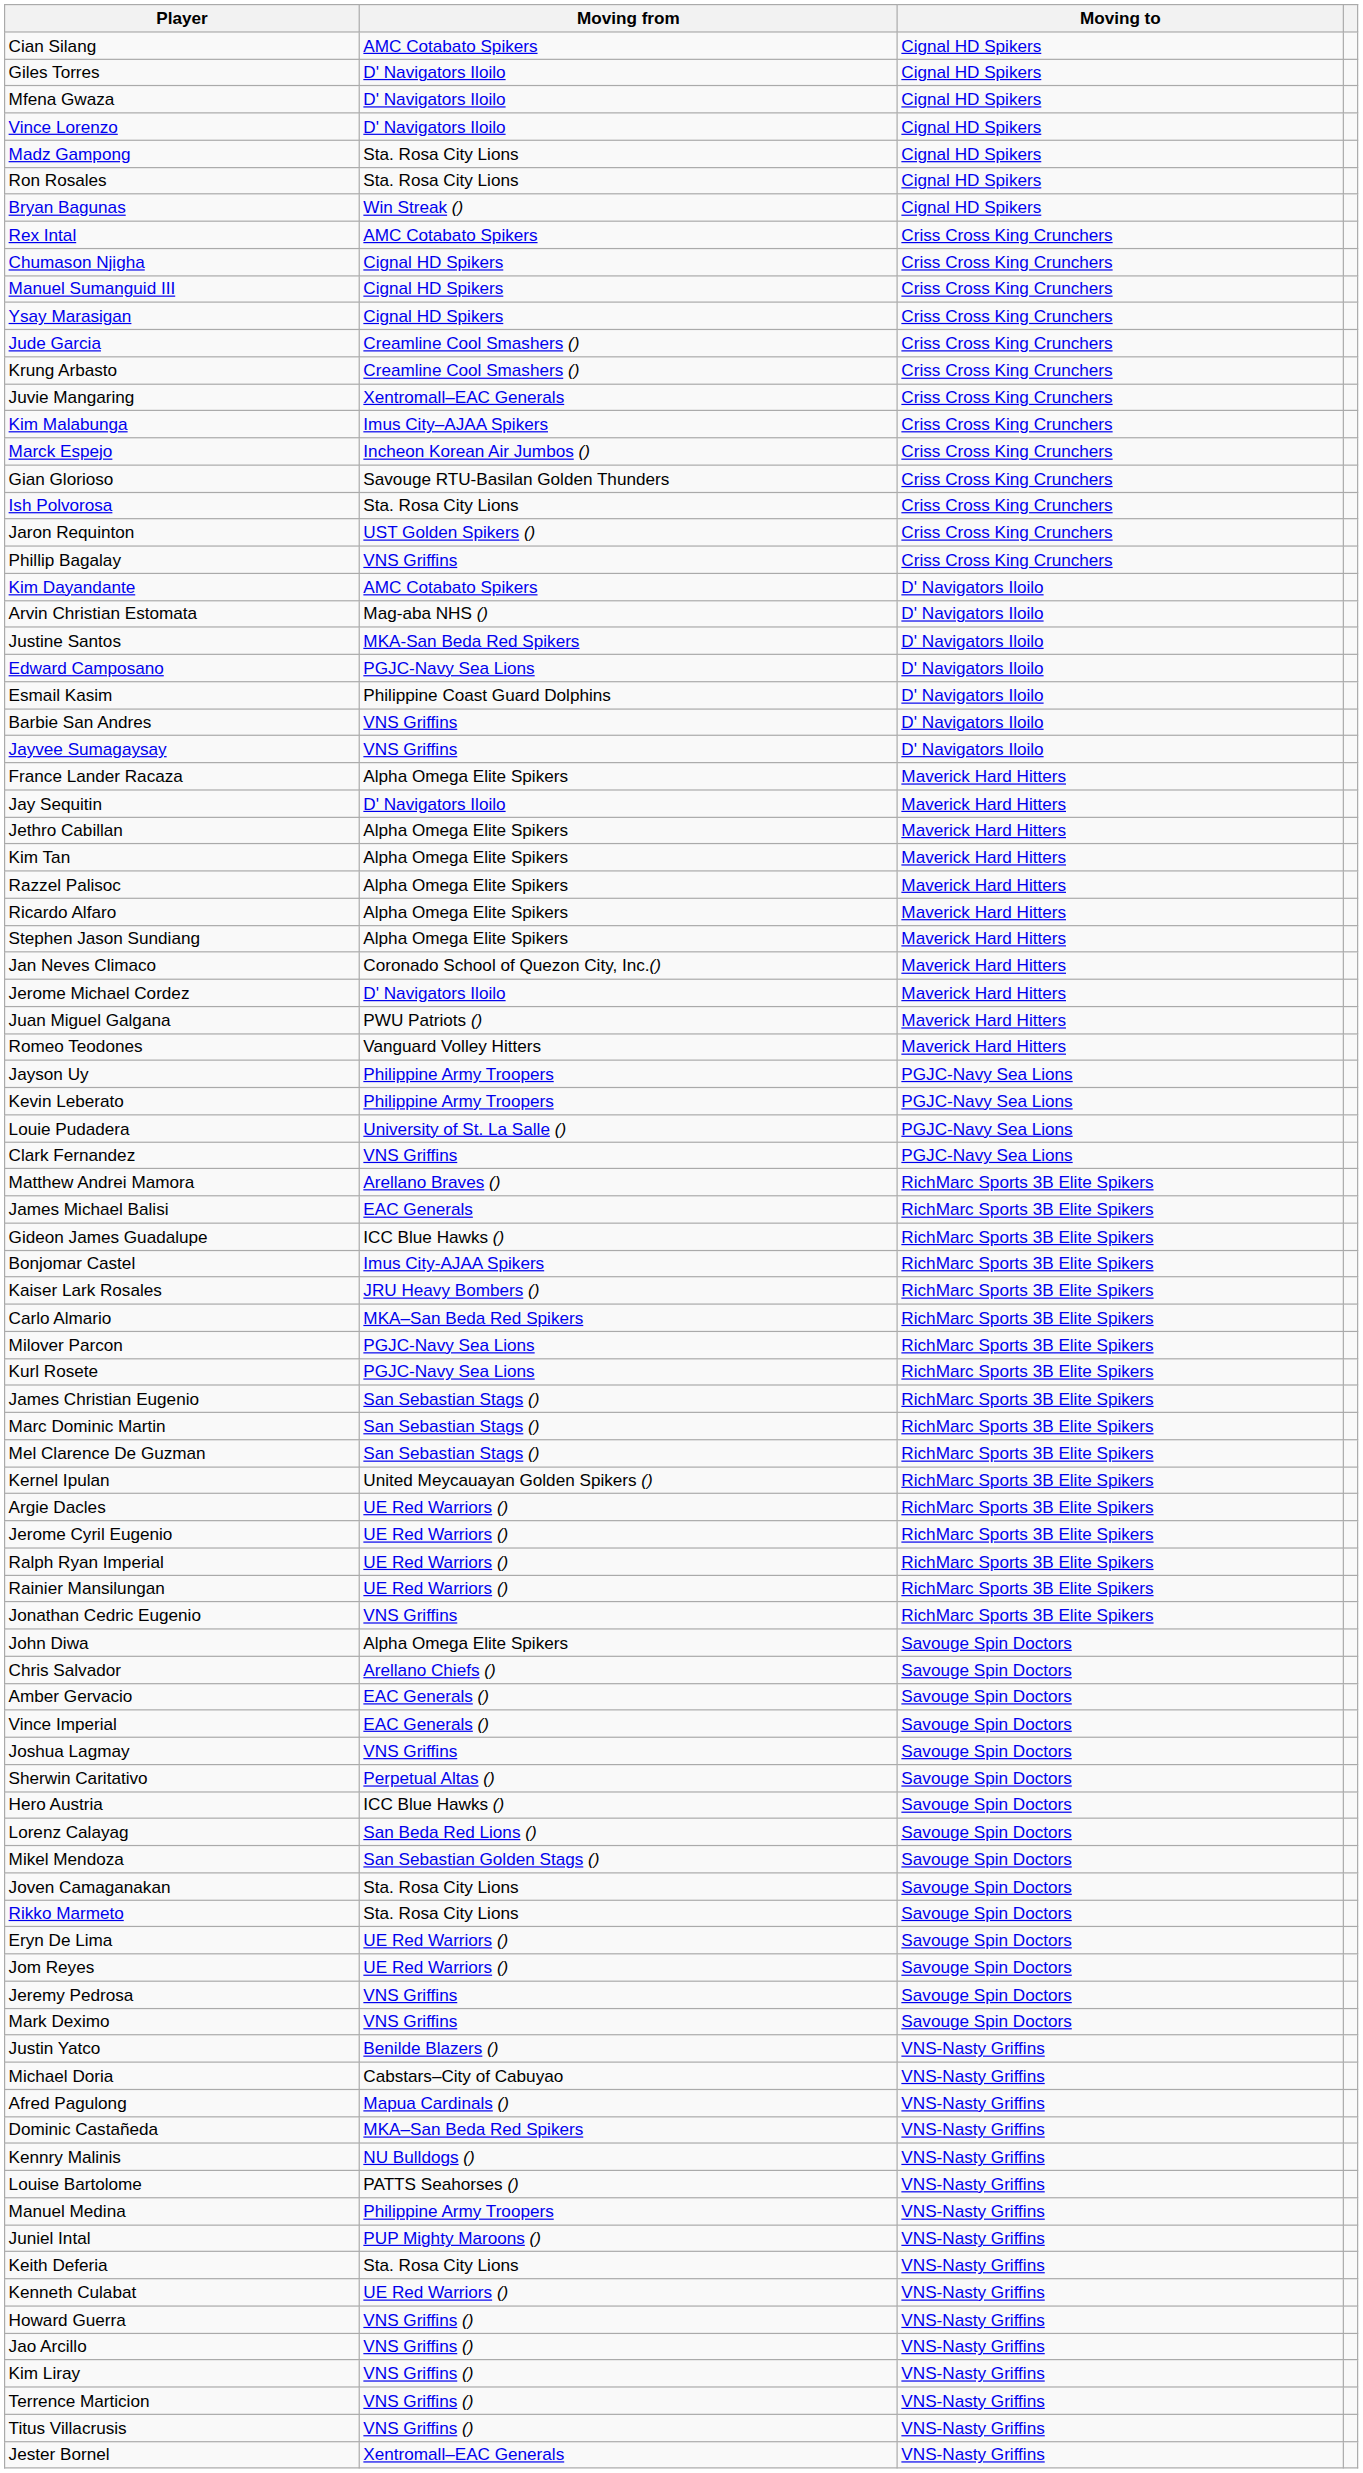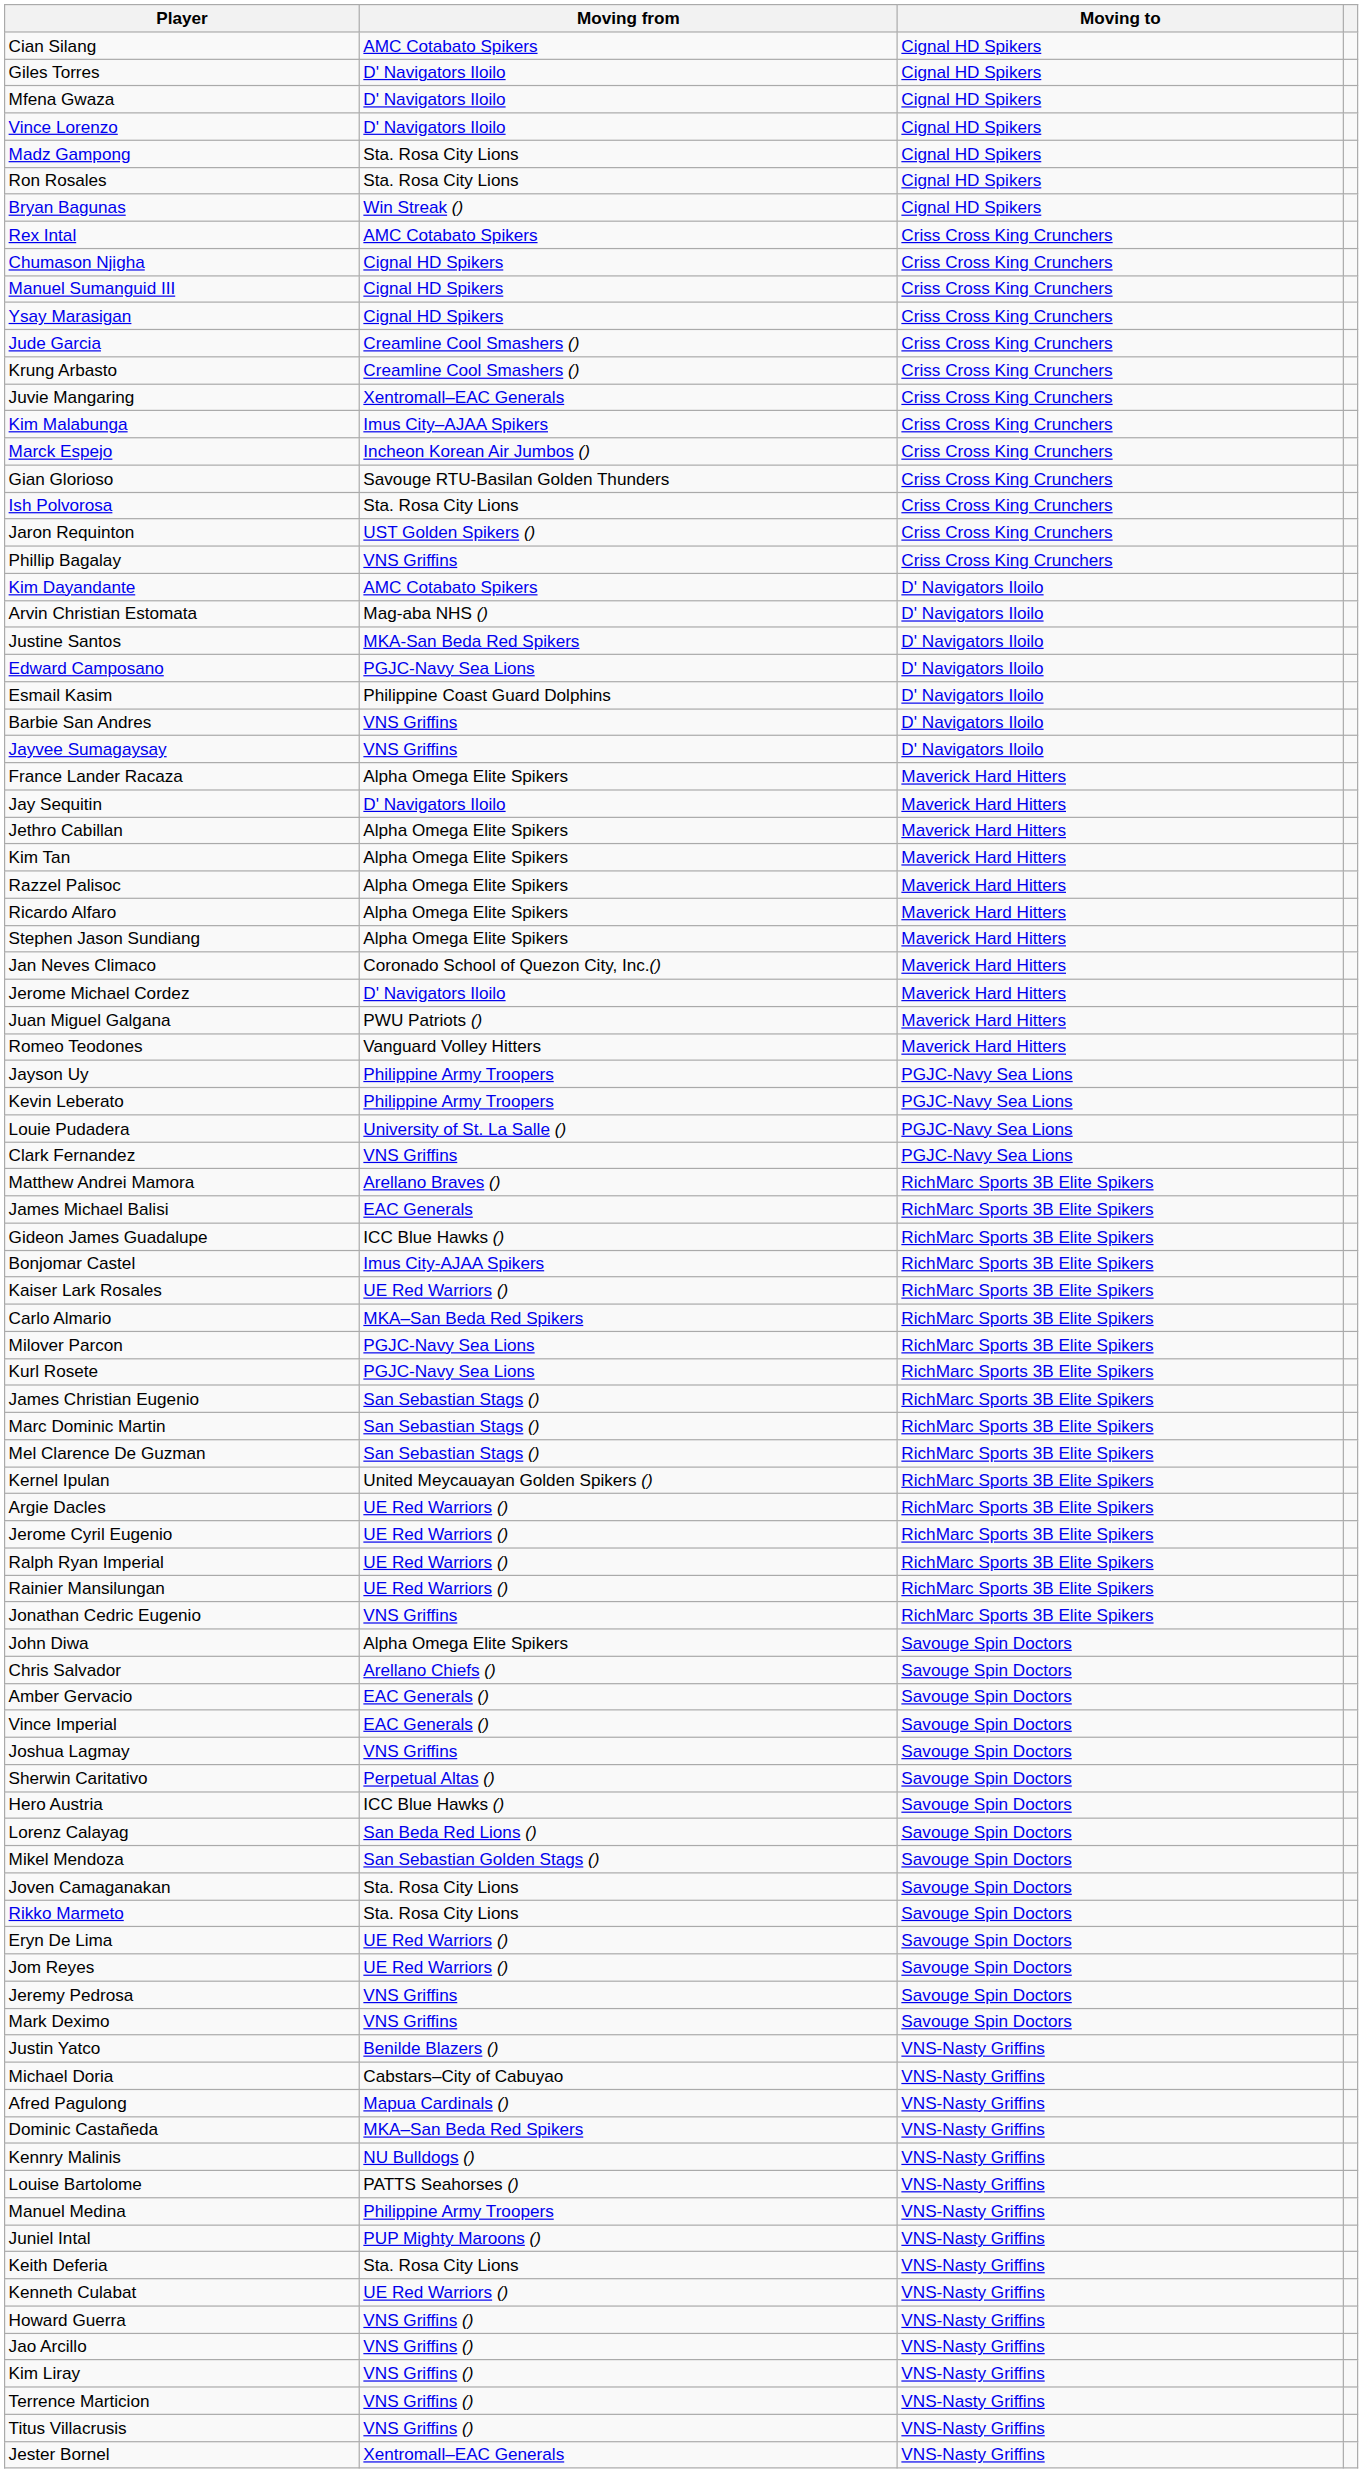(451, 1291) JRU Heavy Bombers () -> (436, 1291) UE Red Warriors ()
